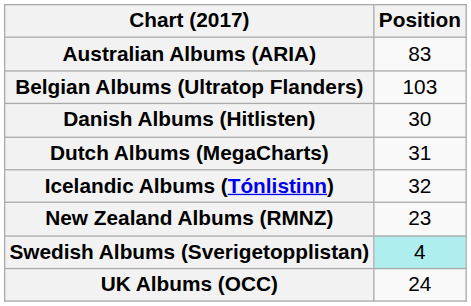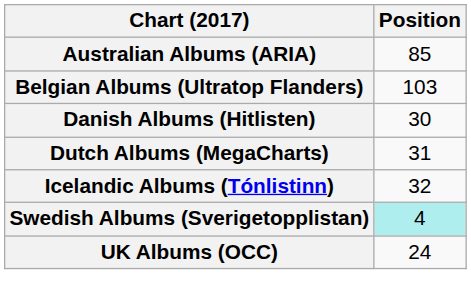(420, 53) 83 -> (420, 53) 85
- row: (189, 218)
